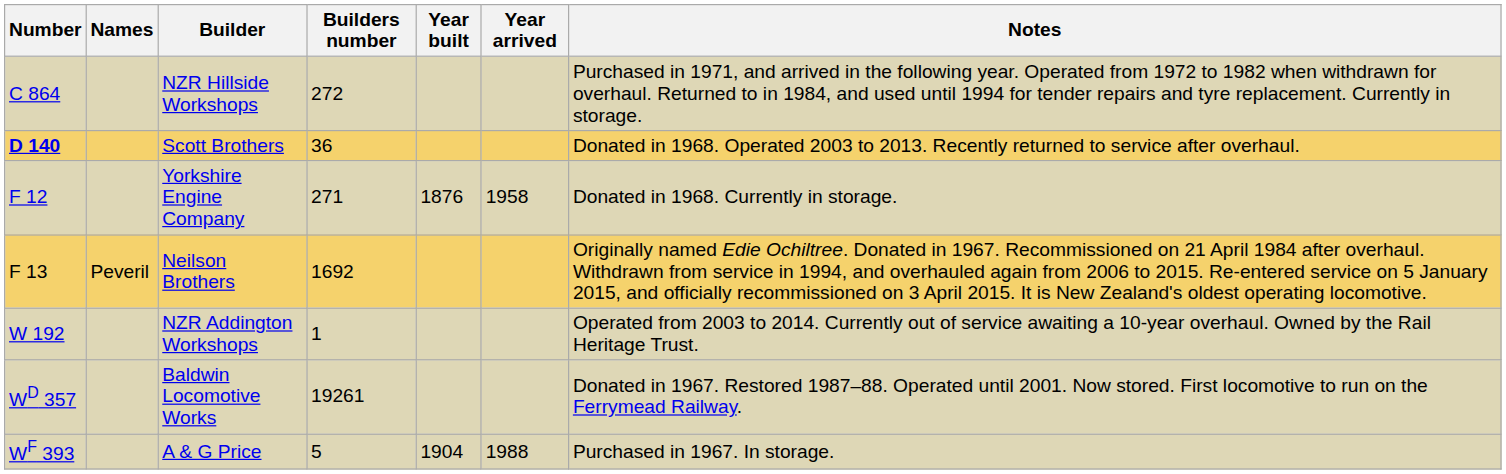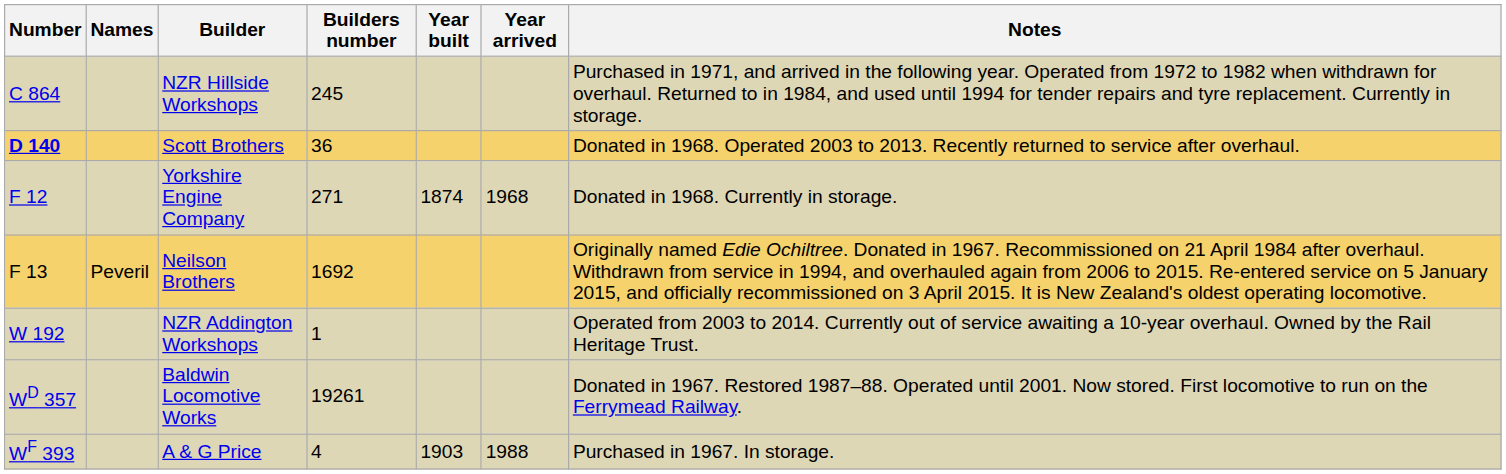(327, 93) 272 -> (327, 93) 245
(442, 197) 1876 -> (442, 197) 1874
(507, 197) 1958 -> (507, 197) 1968
(316, 451) 5 -> (316, 451) 4
(442, 451) 1904 -> (442, 451) 1903
